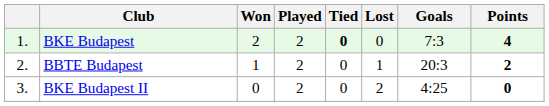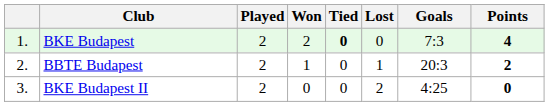columns swapped: (300, 16) <-> (256, 16)
